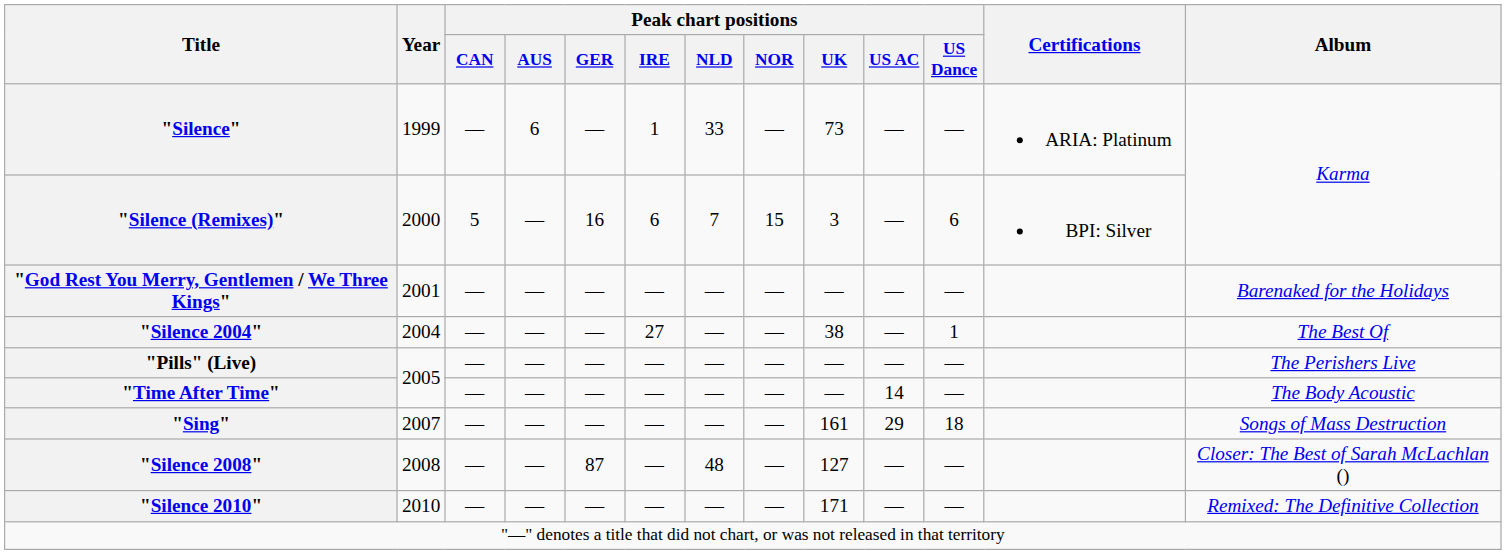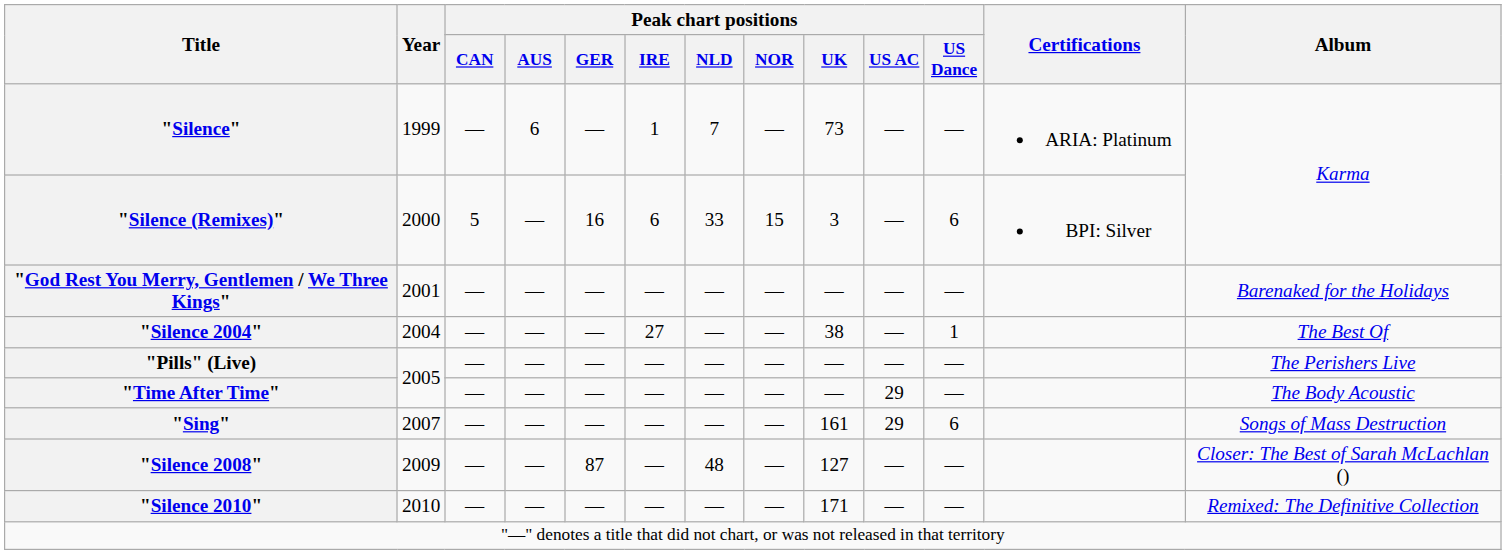(714, 129) 33 -> (714, 129) 7
(714, 219) 7 -> (714, 219) 33
(894, 392) 14 -> (894, 392) 29
(954, 423) 18 -> (954, 423) 6
(421, 464) 2008 -> (421, 464) 2009
